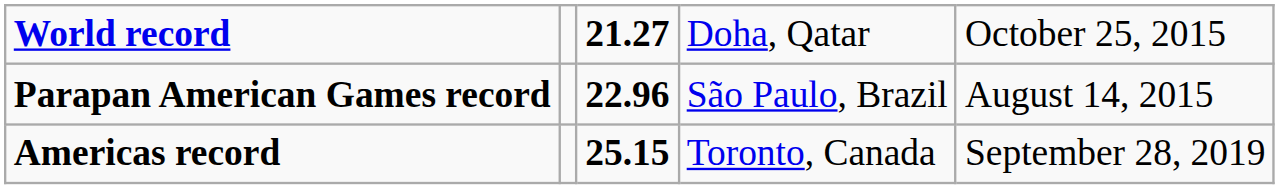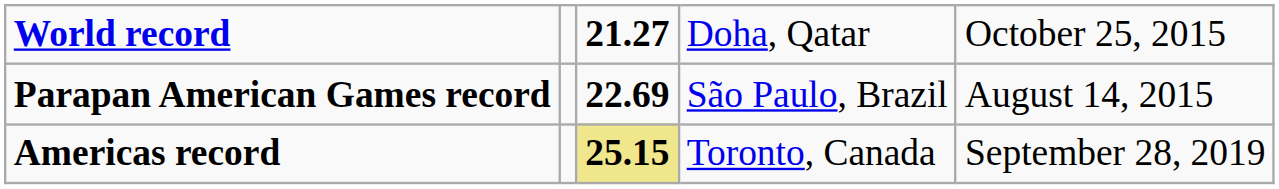(627, 93) 22.96 -> (627, 93) 22.69
(627, 152) no background -> (627, 152) khaki background
